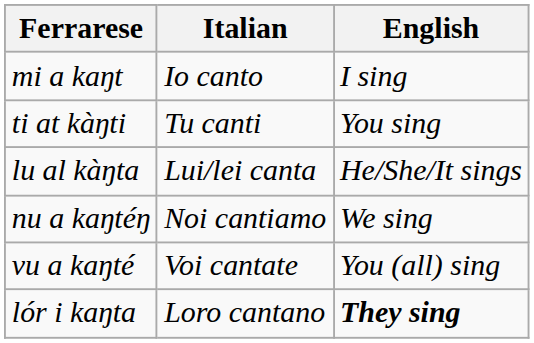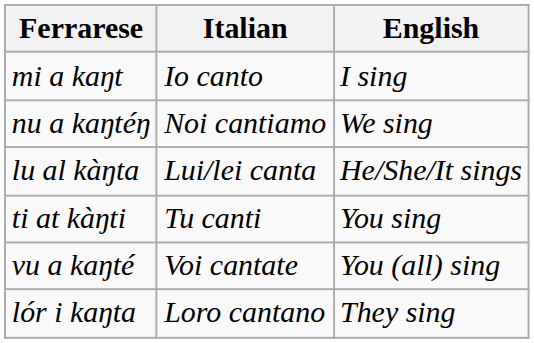rows swapped: (69, 123) <-> (81, 218)
(400, 312) bold -> (398, 312) normal
